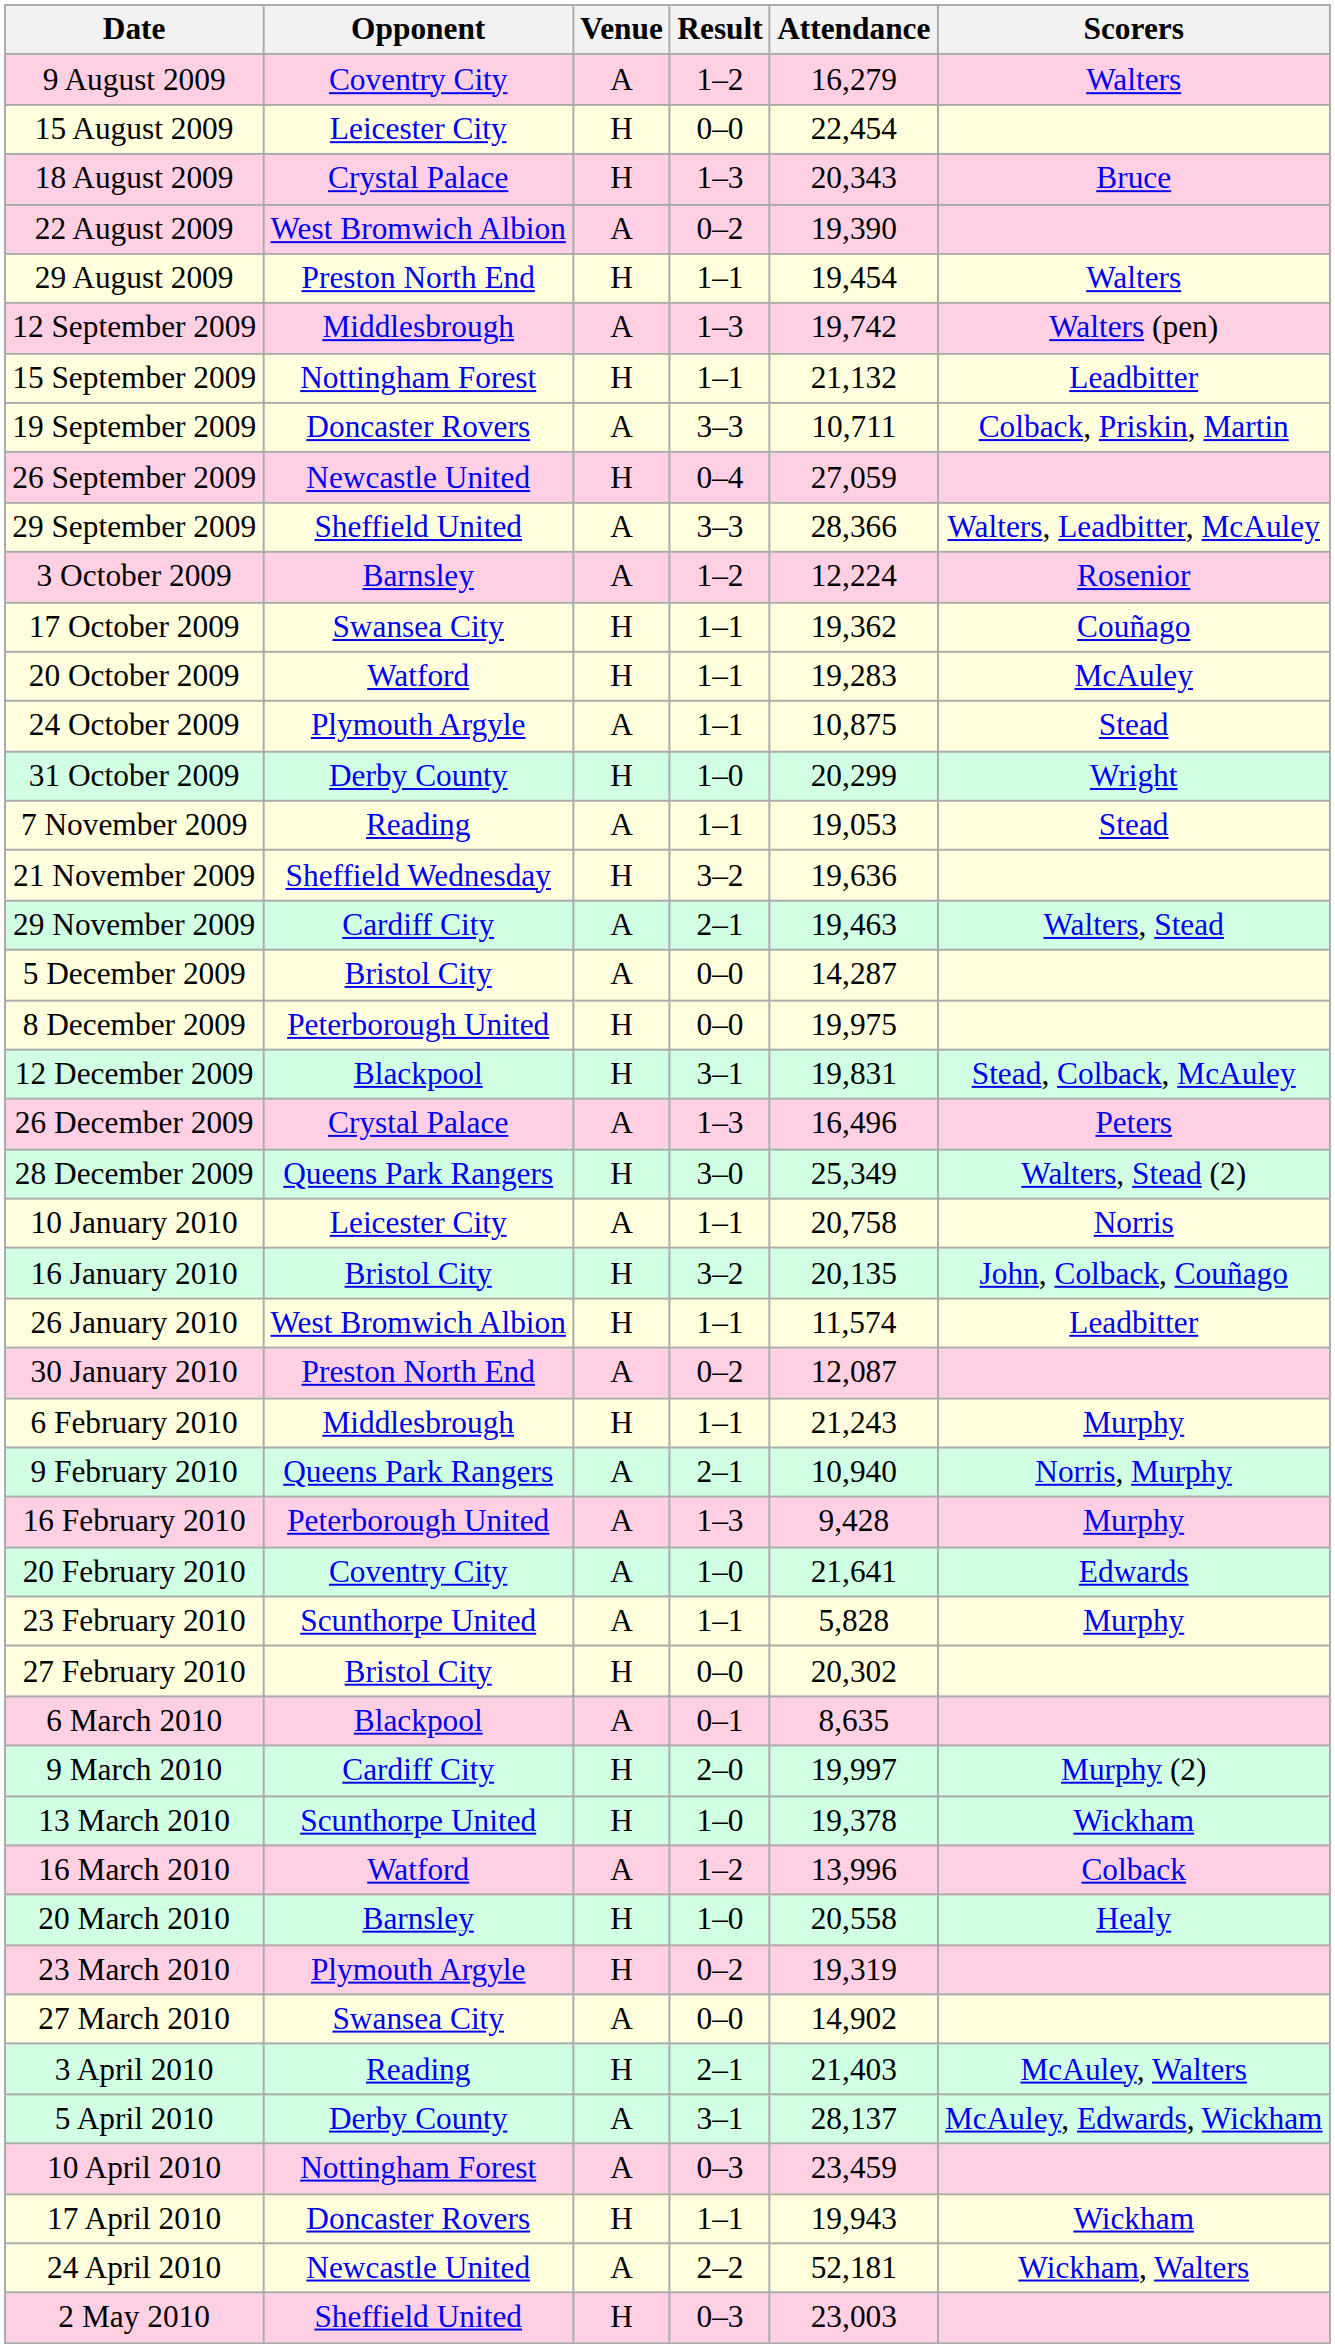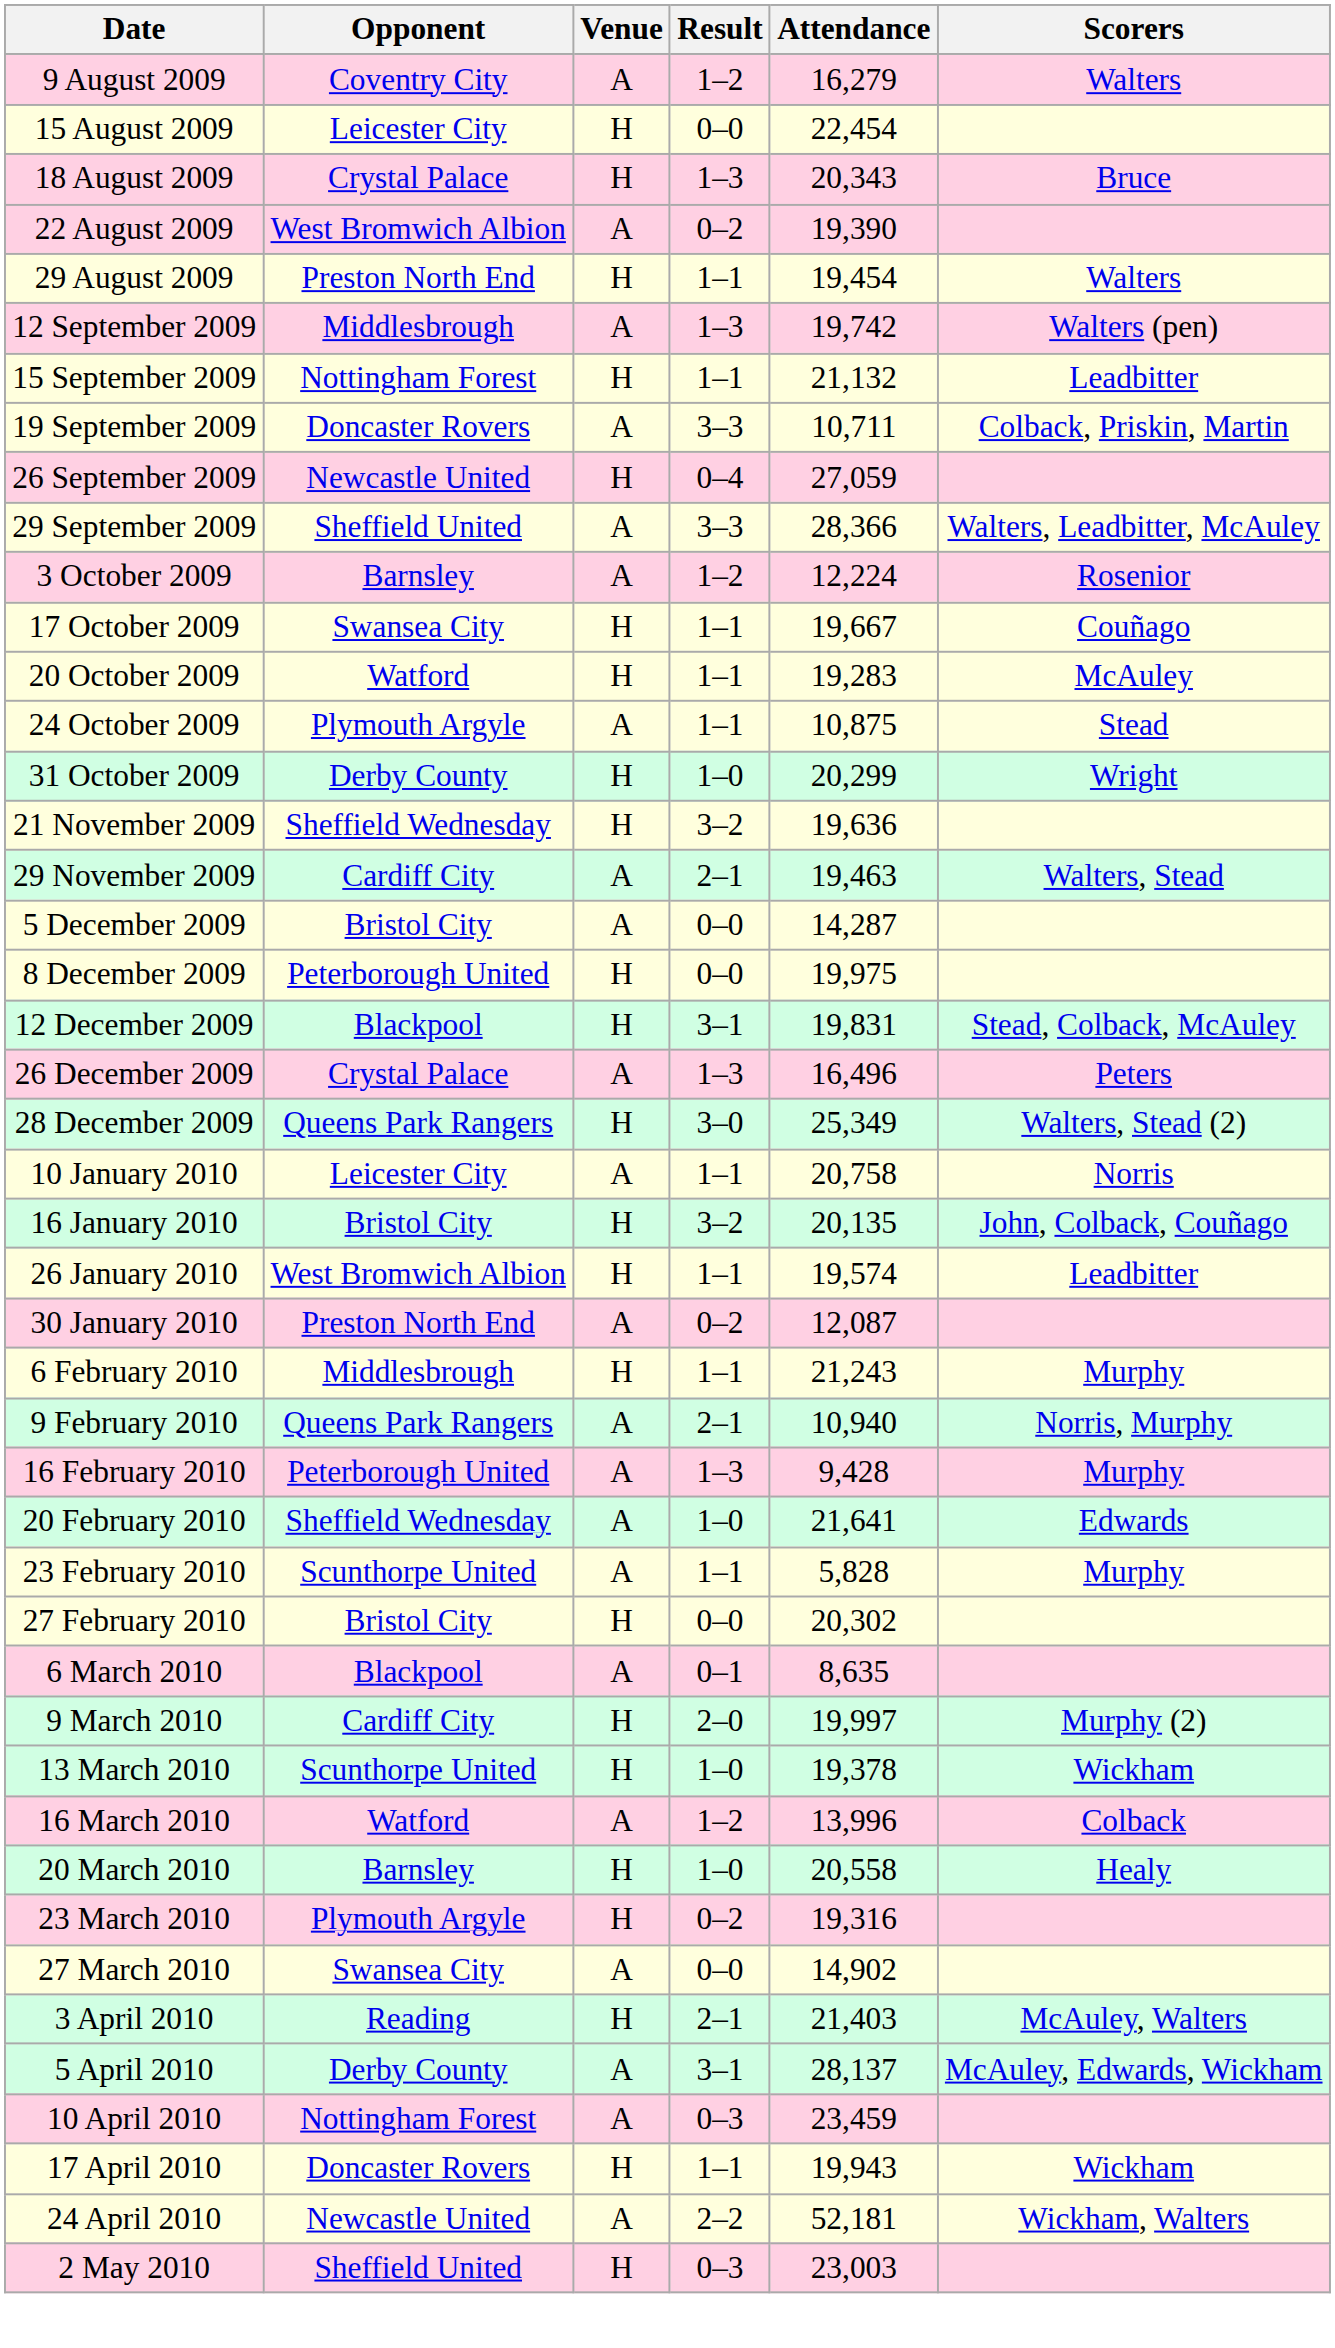(854, 626) 19,362 -> (854, 626) 19,667
- row: (134, 825)
(854, 1322) 11,574 -> (854, 1272) 19,574
(418, 1571) Coventry City -> (418, 1521) Sheffield Wednesday
(854, 1969) 19,319 -> (854, 1919) 19,316
